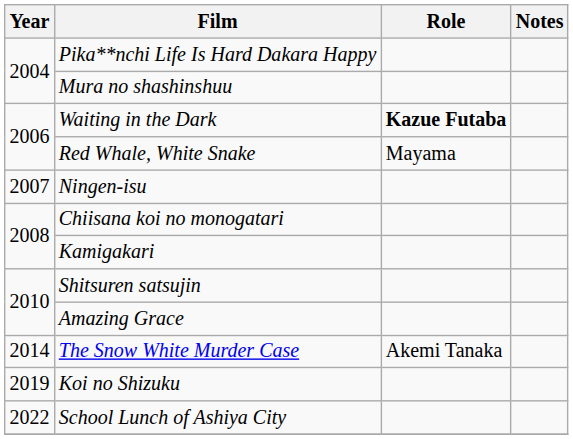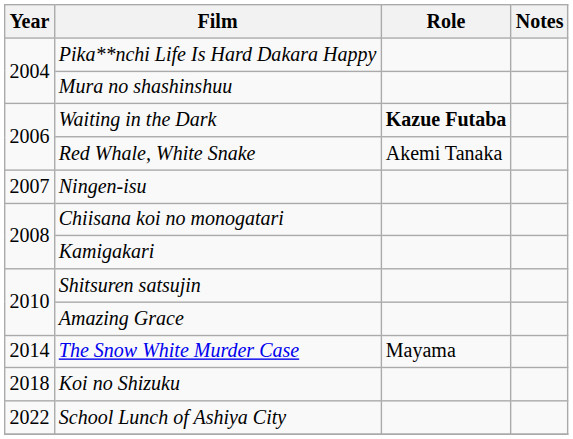(421, 153) Mayama -> (444, 153) Akemi Tanaka
(444, 351) Akemi Tanaka -> (421, 351) Mayama
(29, 384) 2019 -> (29, 384) 2018
